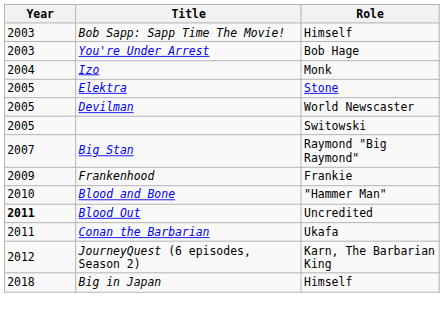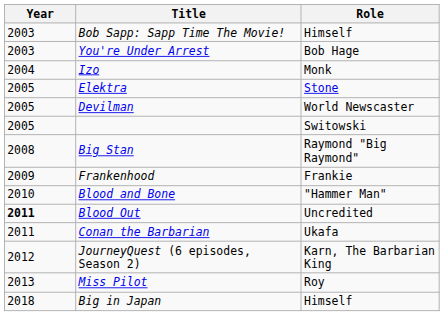(21, 151) 2007 -> (21, 151) 2008
+ row: (113, 283)
